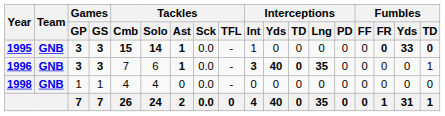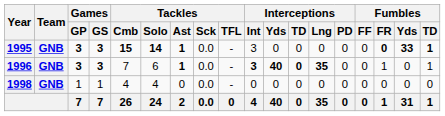(254, 48) 1 -> (254, 48) 3
(430, 48) 0 -> (430, 48) 1
(384, 66) 0 -> (384, 66) 1
